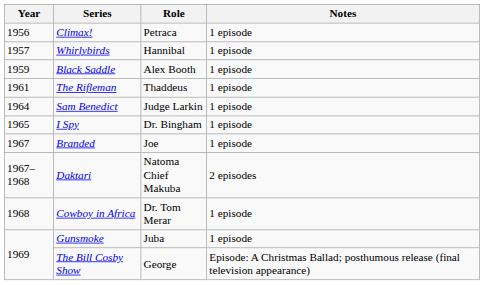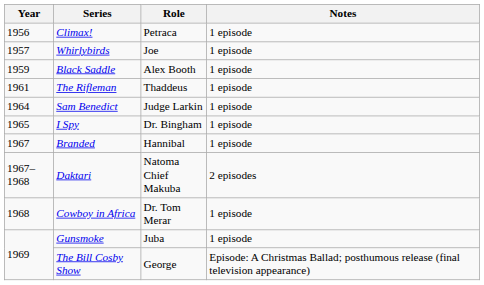(164, 51) Hannibal -> (151, 51) Joe
(151, 143) Joe -> (164, 143) Hannibal
